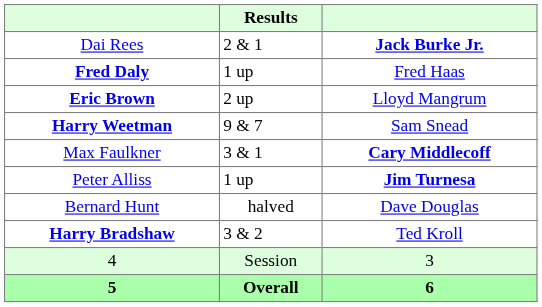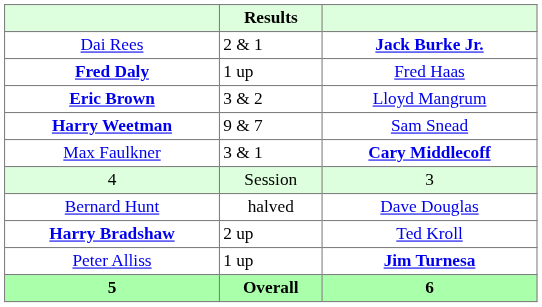(238, 99) 2 up -> (243, 99) 3 & 2
rows swapped: (112, 180) <-> (112, 261)
(243, 234) 3 & 2 -> (238, 234) 2 up
